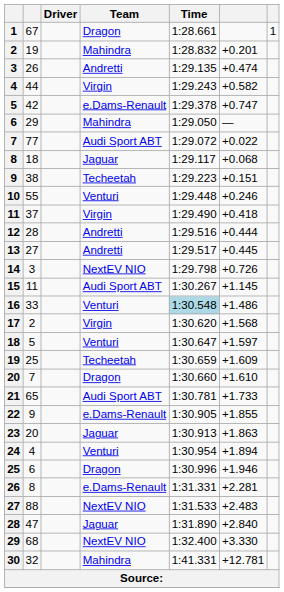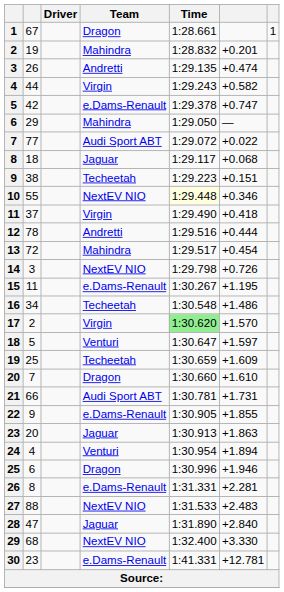(101, 195) Venturi -> (114, 195) NextEV NIO
(194, 195) no background -> (194, 195) lightyellow background
(240, 195) +0.246 -> (240, 195) +0.346
(32, 232) 28 -> (32, 232) 78
(32, 250) 27 -> (32, 250) 72
(103, 250) Andretti -> (107, 250) Mahindra
(240, 250) +0.445 -> (240, 250) +0.454
(122, 286) Audi Sport ABT -> (124, 286) e.Dams-Renault
(240, 286) +1.145 -> (240, 286) +1.195
(32, 305) 33 -> (32, 305) 34
(101, 305) Venturi -> (109, 305) Techeetah
(194, 305) lightblue background -> (194, 305) no background
(194, 323) no background -> (194, 323) lightgreen background
(240, 323) +1.568 -> (240, 323) +1.570
(32, 396) 65 -> (32, 396) 66
(240, 396) +1.733 -> (240, 396) +1.731
(32, 560) 32 -> (32, 560) 23
(107, 560) Mahindra -> (124, 560) e.Dams-Renault
